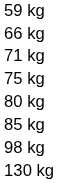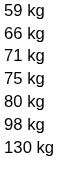- row: (24, 124)
